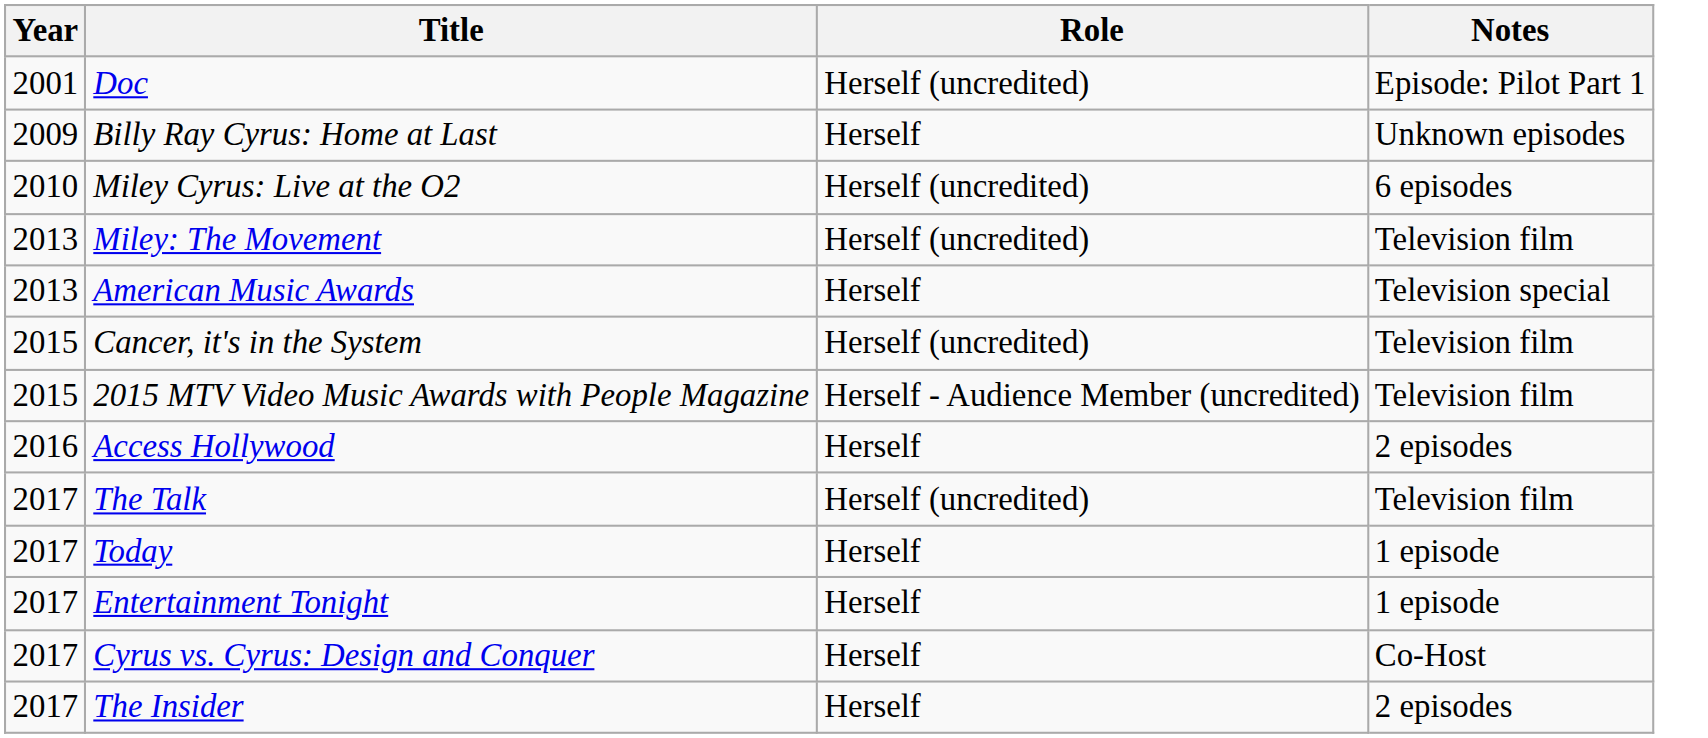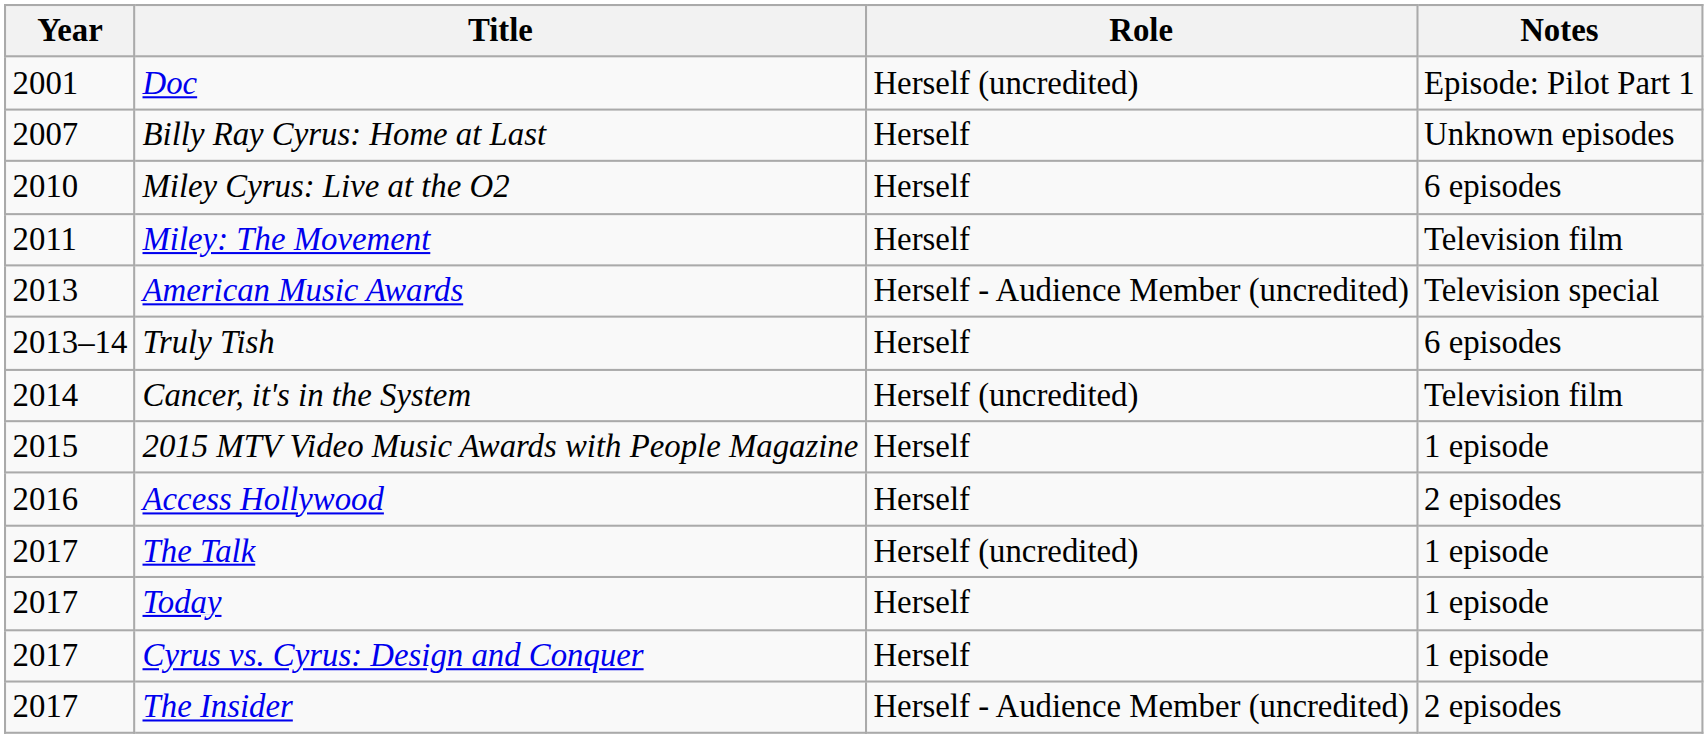(45, 134) 2009 -> (45, 134) 2007
(957, 186) Herself (uncredited) -> (922, 186) Herself
(45, 238) 2013 -> (45, 238) 2011
(957, 238) Herself (uncredited) -> (922, 238) Herself
(872, 290) Herself -> (1141, 290) Herself - Audience Member (uncredited)
+ row: (209, 342)
(45, 342) 2015 -> (45, 394) 2014
(1092, 394) Herself - Audience Member (uncredited) -> (922, 446) Herself
(1474, 394) Television film -> (1486, 446) 1 episode
(1474, 498) Television film -> (1486, 550) 1 episode
- row: (241, 602)
(1430, 654) Co-Host -> (1486, 654) 1 episode
(872, 706) Herself -> (1141, 706) Herself - Audience Member (uncredited)
